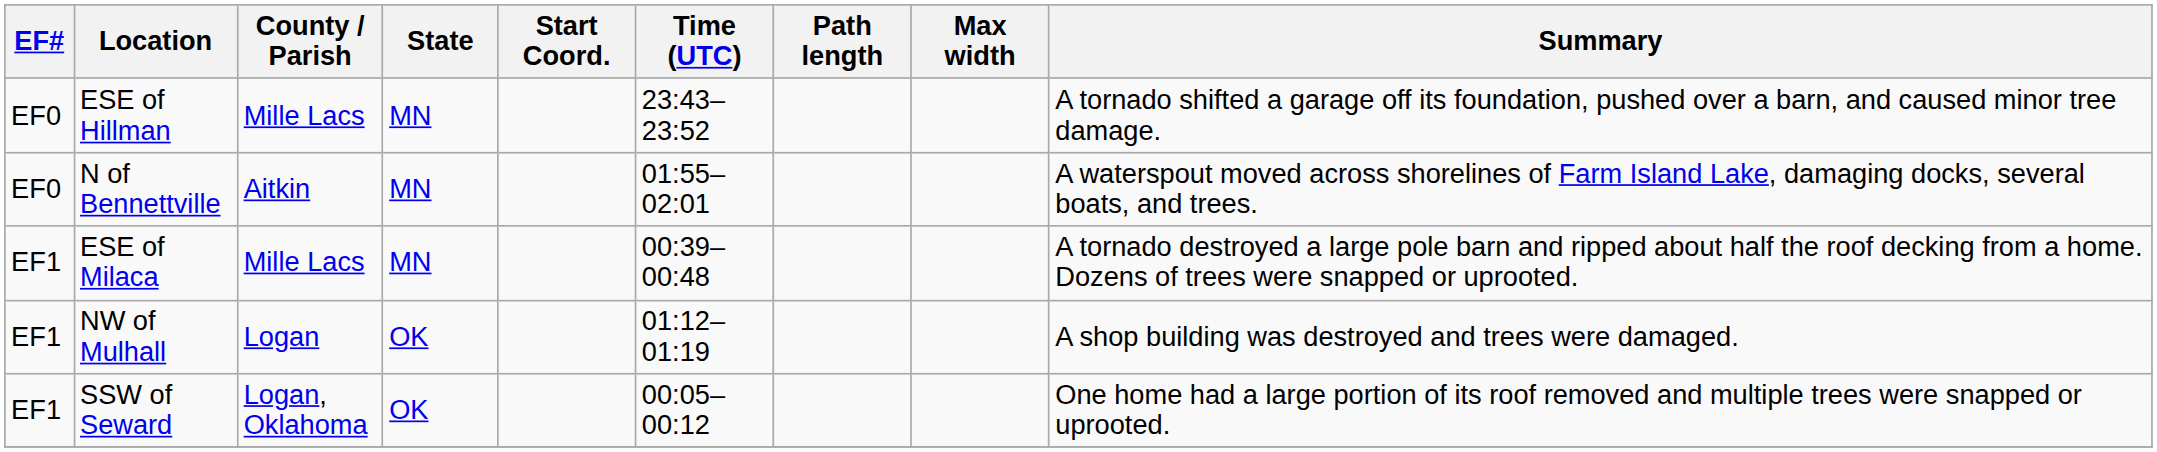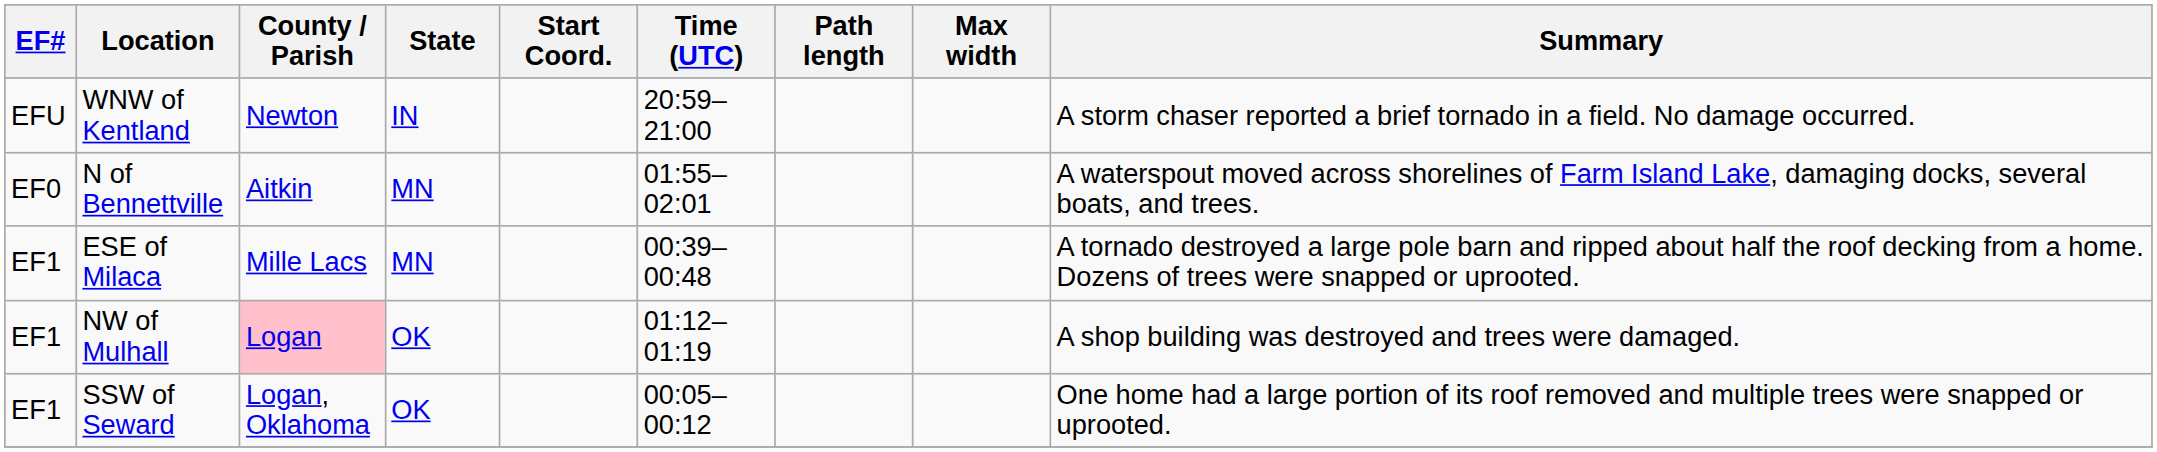+ row: (136, 115)
- row: (125, 115)
(281, 336) no background -> (284, 336) pink background
